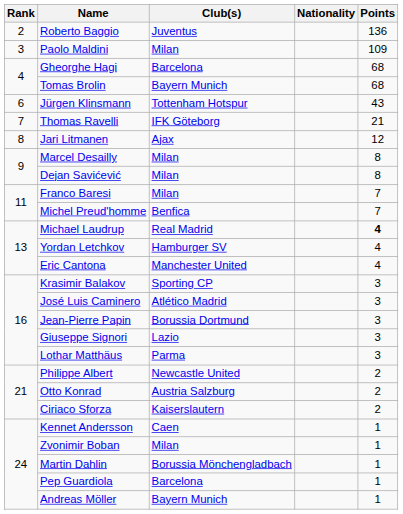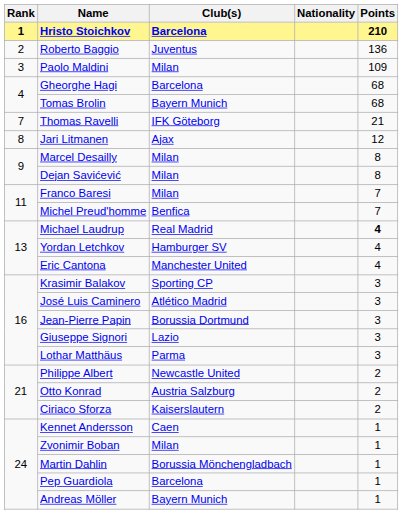+ row: (85, 31)
- row: (85, 103)
